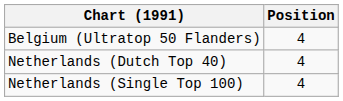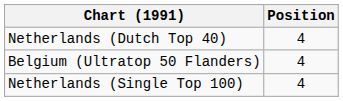rows swapped: (134, 39) <-> (117, 62)
